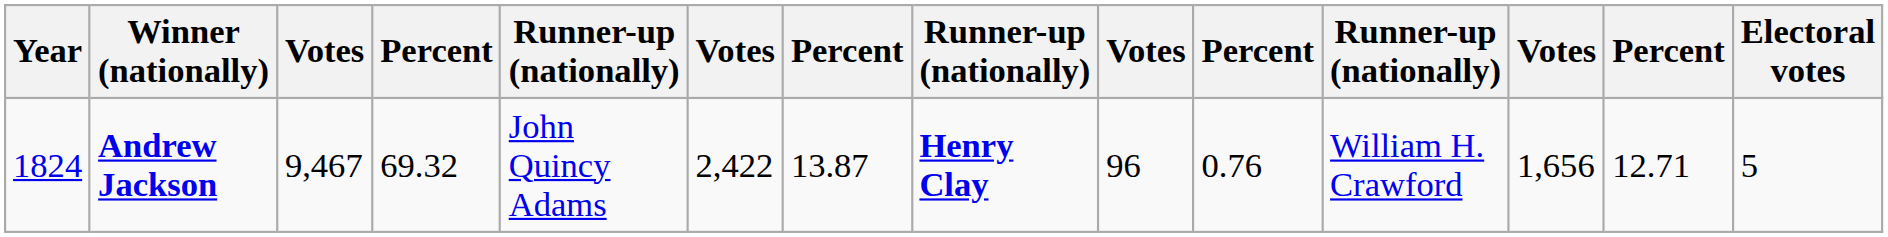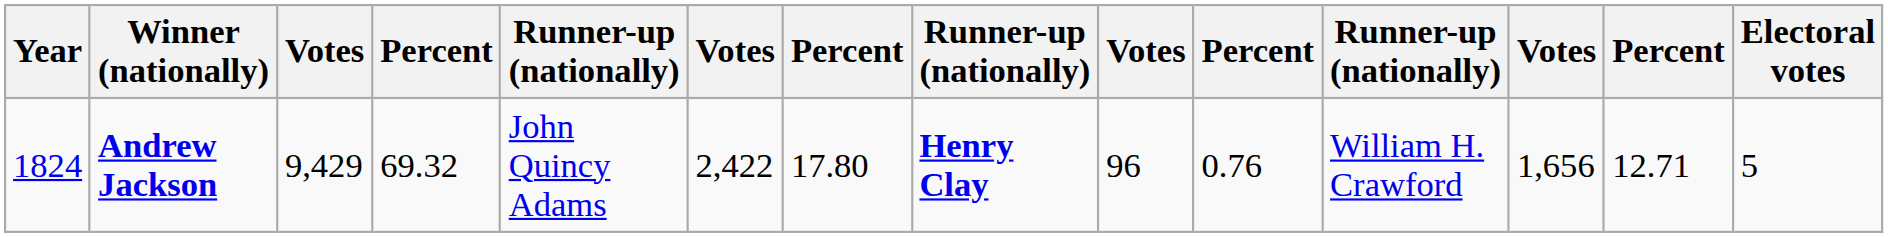(324, 164) 9,467 -> (324, 164) 9,429
(830, 164) 13.87 -> (830, 164) 17.80
